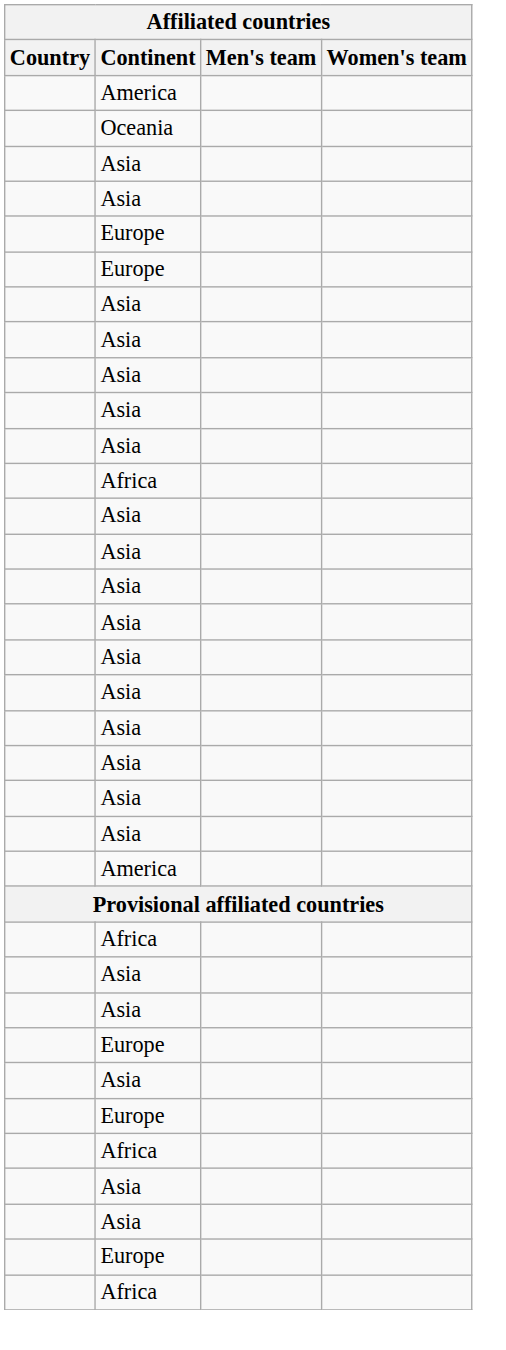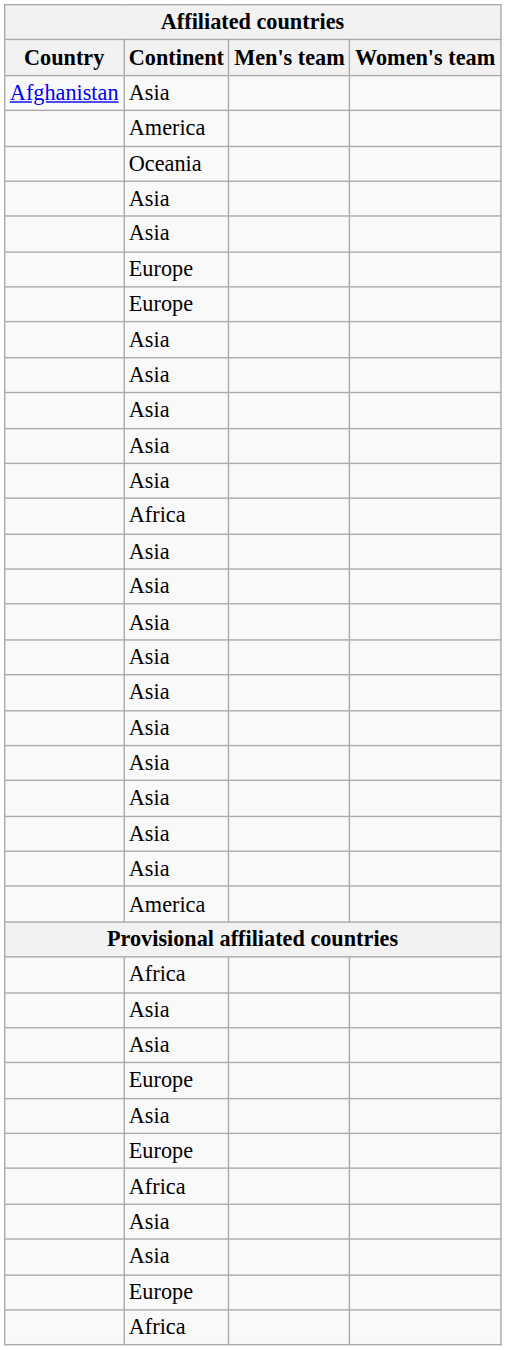+ row: (64, 92)
